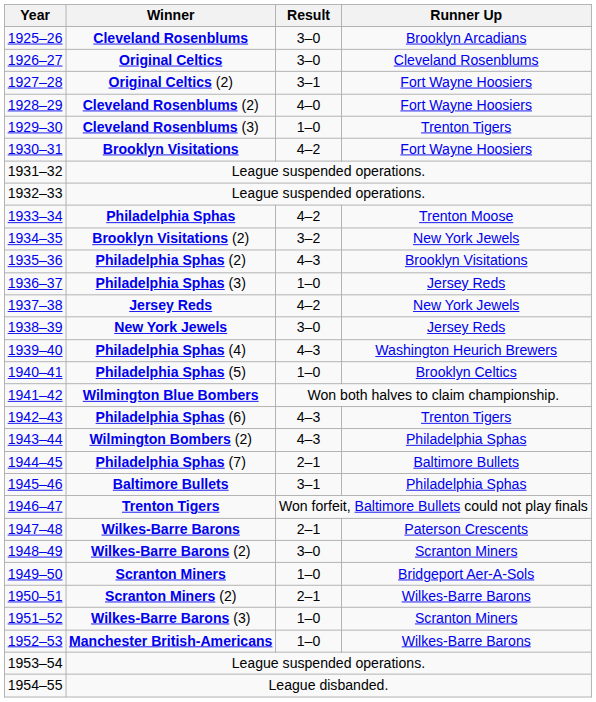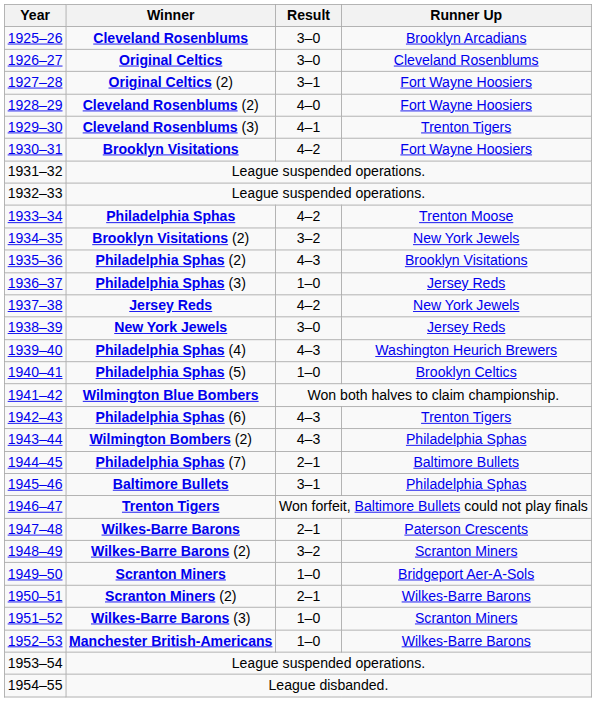(309, 127) 1–0 -> (309, 127) 4–1
(309, 551) 3–0 -> (309, 551) 3–2
